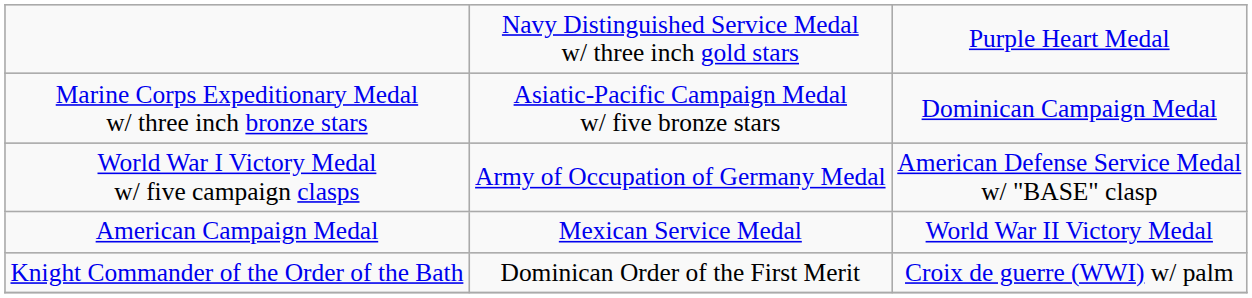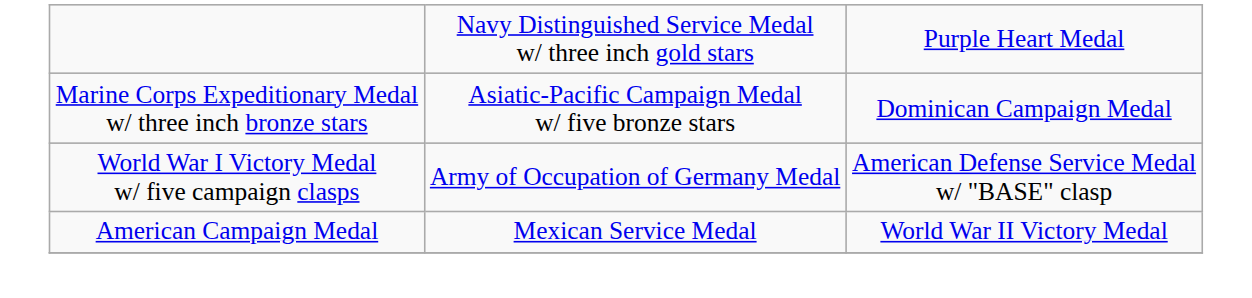- row: (237, 271)
